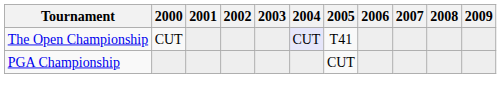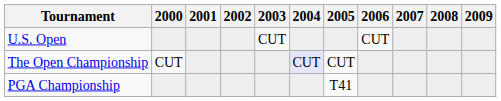+ row: (37, 39)
(341, 39) T41 -> (341, 62) CUT
(341, 62) CUT -> (341, 85) T41
